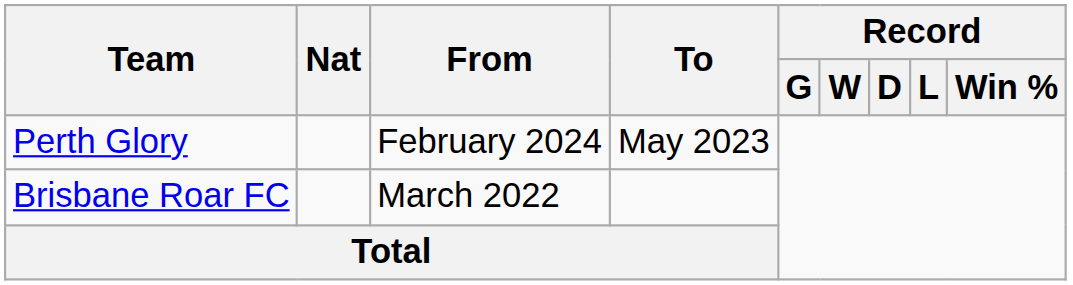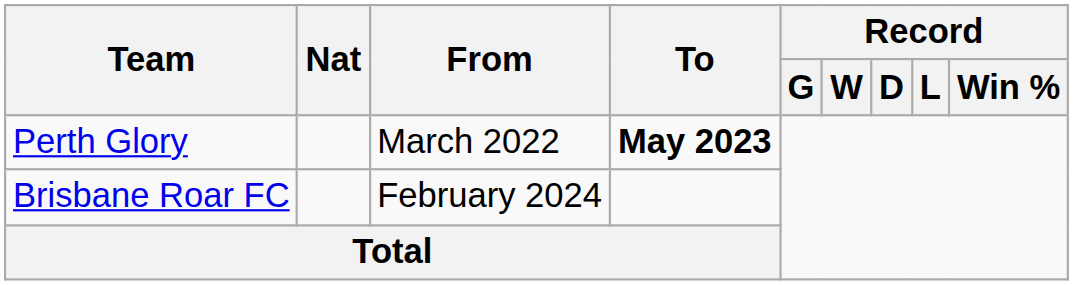(490, 141) February 2024 -> (468, 141) March 2022
(694, 141) normal -> (695, 141) bold
(468, 196) March 2022 -> (490, 196) February 2024
